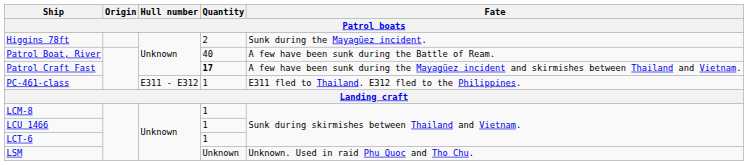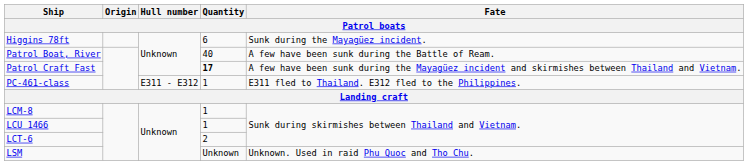(205, 40) 2 -> (205, 40) 6
(205, 139) 1 -> (205, 139) 2
